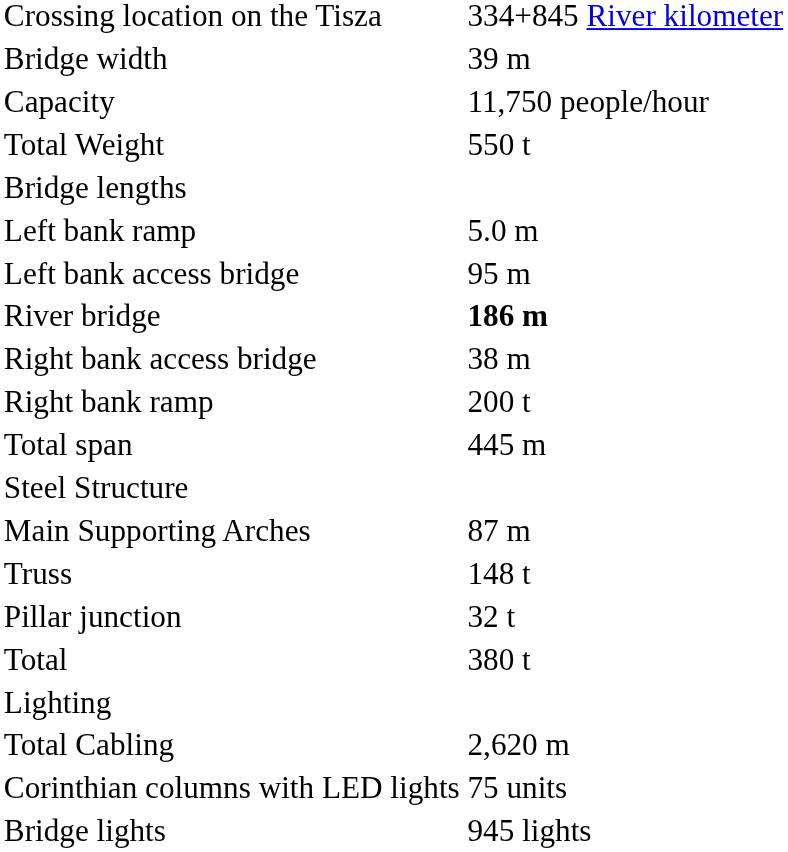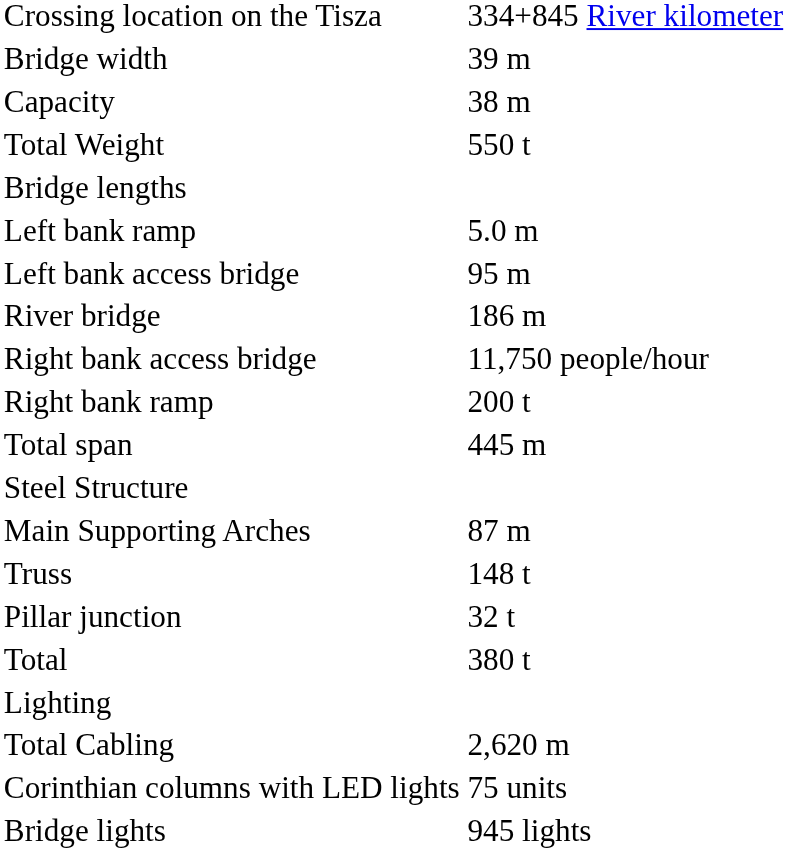(588, 101) 11,750 people/hour -> (499, 101) 38 m
(508, 316) bold -> (507, 316) normal
(499, 359) 38 m -> (588, 359) 11,750 people/hour
